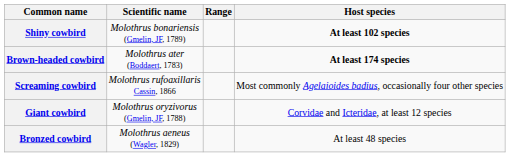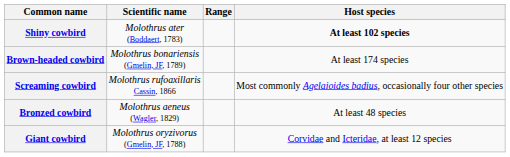(155, 33) Molothrus bonariensis (Gmelin, JF, 1789) -> (155, 33) Molothrus ater (Boddaert, 1783)
(155, 59) Molothrus ater (Boddaert, 1783) -> (155, 59) Molothrus bonariensis (Gmelin, JF, 1789)
(370, 59) bold -> (370, 59) normal
rows swapped: (55, 112) <-> (55, 139)
